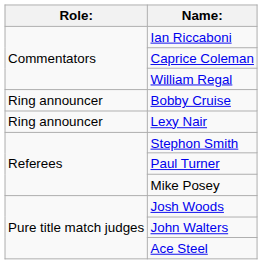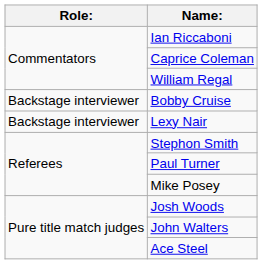(55, 100) Ring announcer -> (74, 100) Backstage interviewer
(55, 122) Ring announcer -> (74, 122) Backstage interviewer
